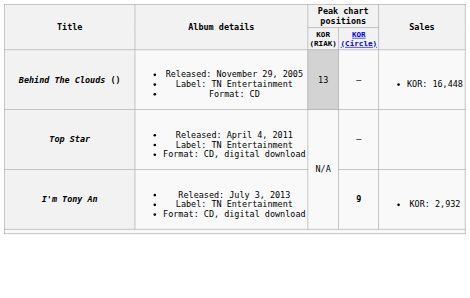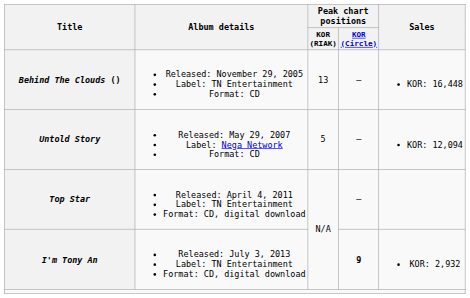(323, 80) lightgrey background -> (323, 80) no background
+ row: (70, 140)
